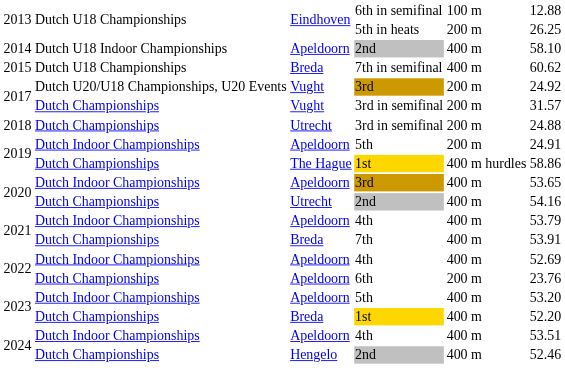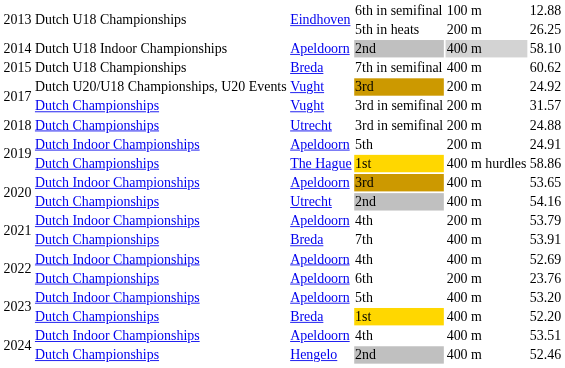(466, 48) no background -> (466, 48) lightgrey background
(466, 221) 400 m -> (464, 221) 200 m
